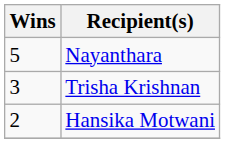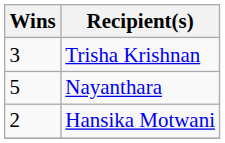rows swapped: (114, 54) <-> (133, 87)
